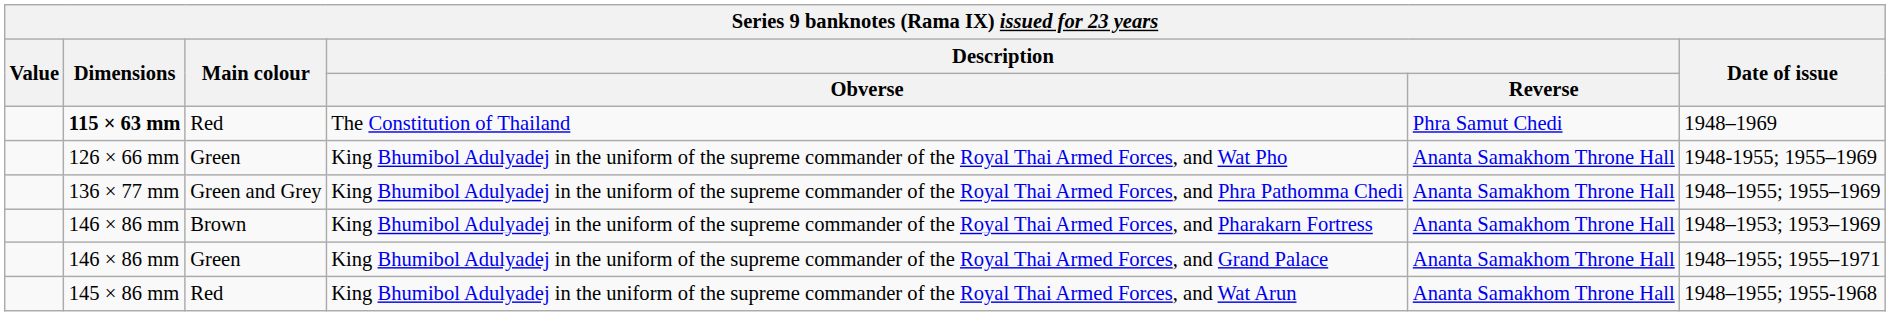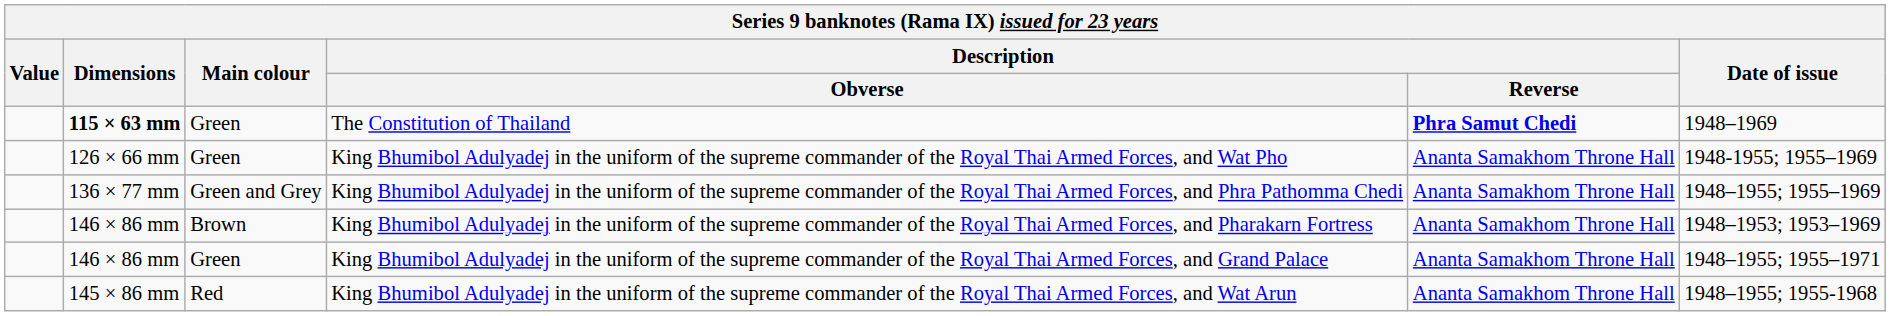(207, 123) Red -> (215, 123) Green
(1488, 123) normal -> (1495, 123) bold
